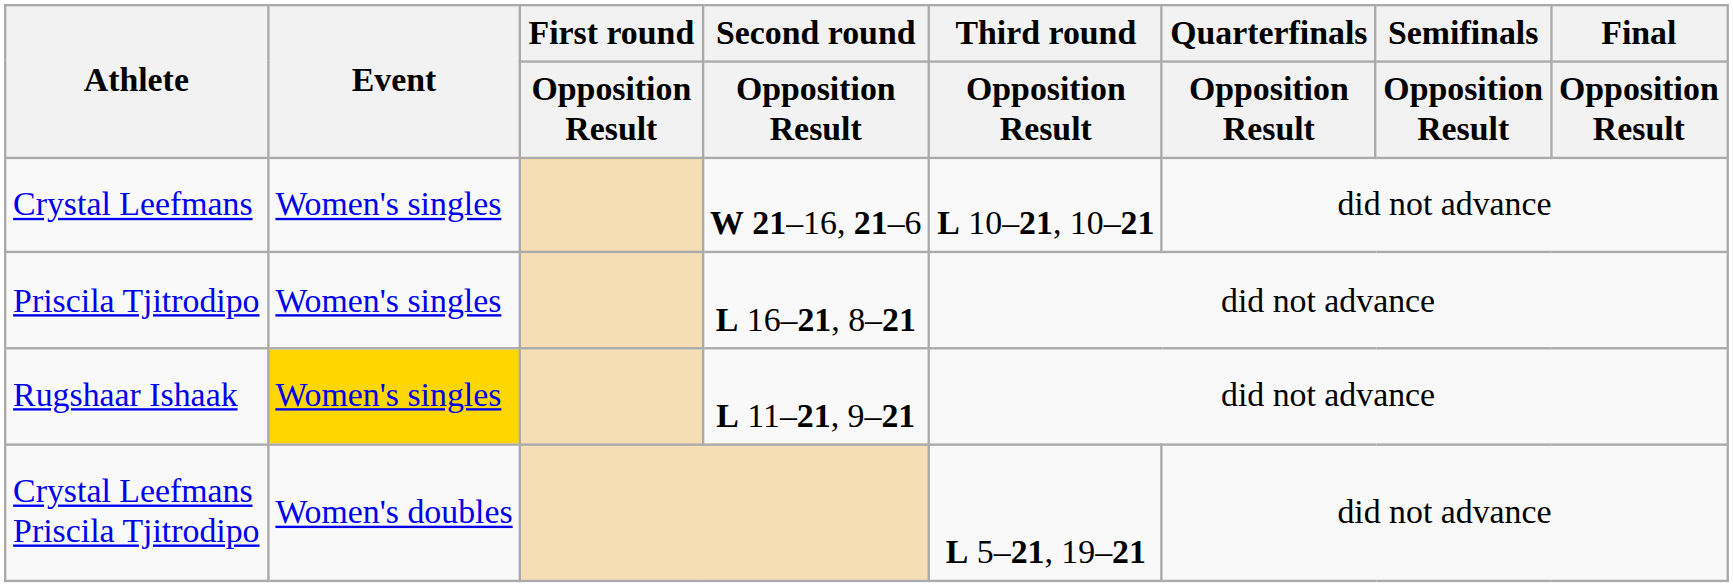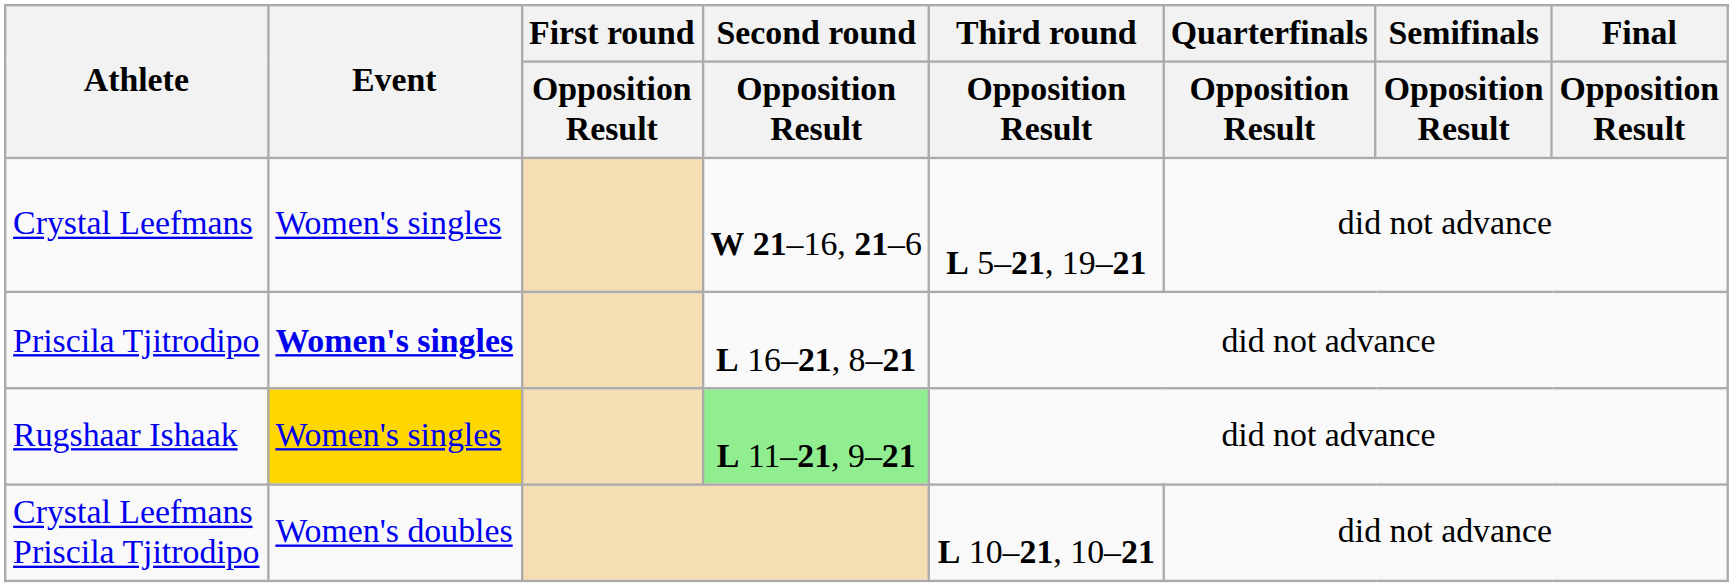(1046, 224) L 10–21, 10–21 -> (1046, 264) L 5–21, 19–21
(388, 300) normal -> (394, 340) bold
(816, 415) no background -> (816, 455) lightgreen background
(1046, 551) L 5–21, 19–21 -> (1046, 551) L 10–21, 10–21
